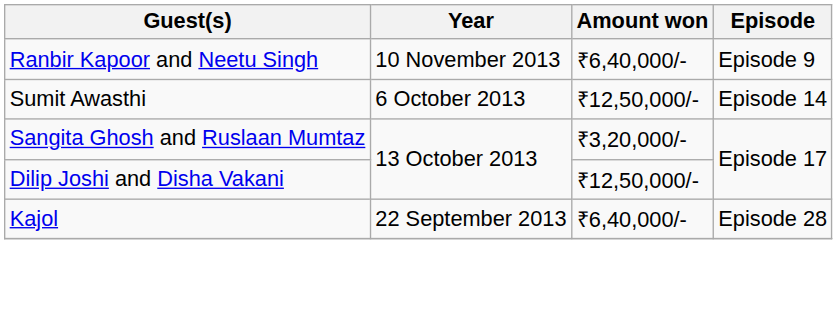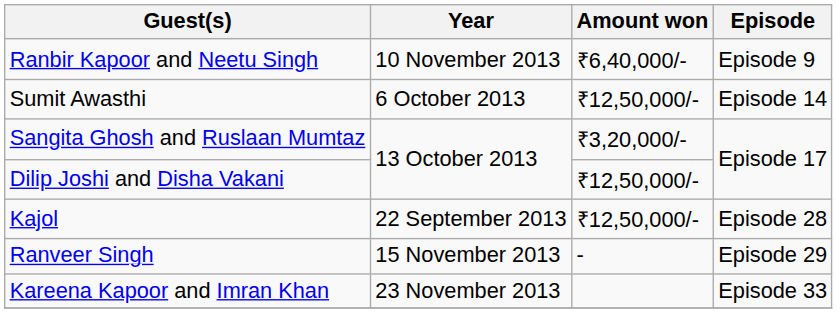(632, 220) ₹6,40,000/- -> (638, 220) ₹12,50,000/-
+ row: (82, 256)
+ row: (169, 290)
